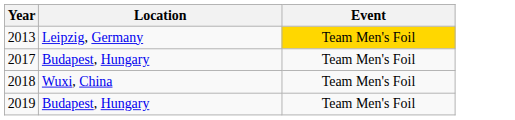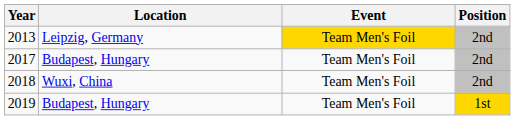+ column: (482, 15)
